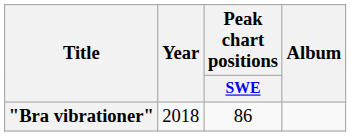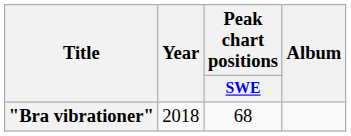(243, 116) 86 -> (243, 116) 68
